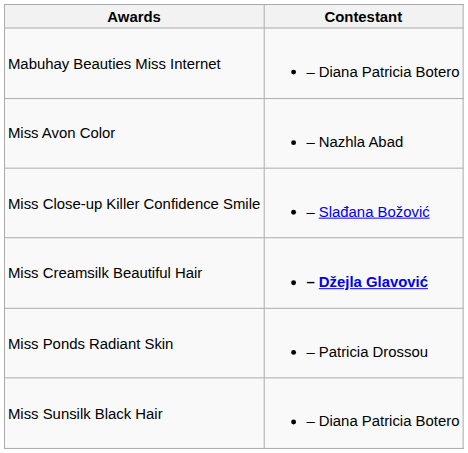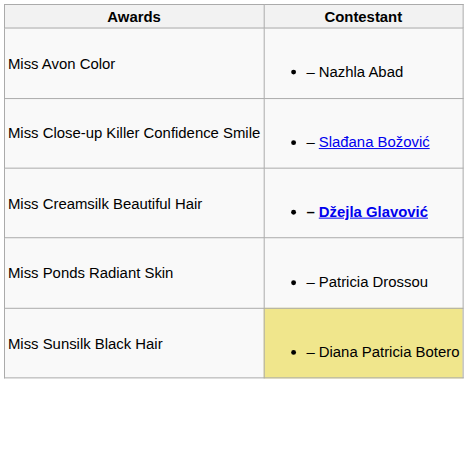- row: (114, 63)
(363, 422) no background -> (363, 352) khaki background
